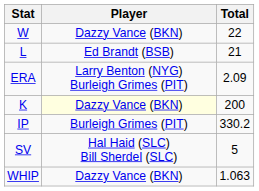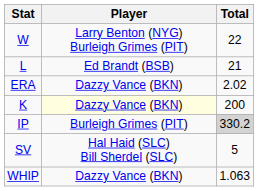(129, 33) Dazzy Vance (BKN) -> (129, 40) Larry Benton (NYG) Burleigh Grimes (PIT)
(129, 78) Larry Benton (NYG) Burleigh Grimes (PIT) -> (129, 85) Dazzy Vance (BKN)
(235, 78) 2.09 -> (235, 85) 2.02
(235, 124) no background -> (235, 124) lightgrey background
